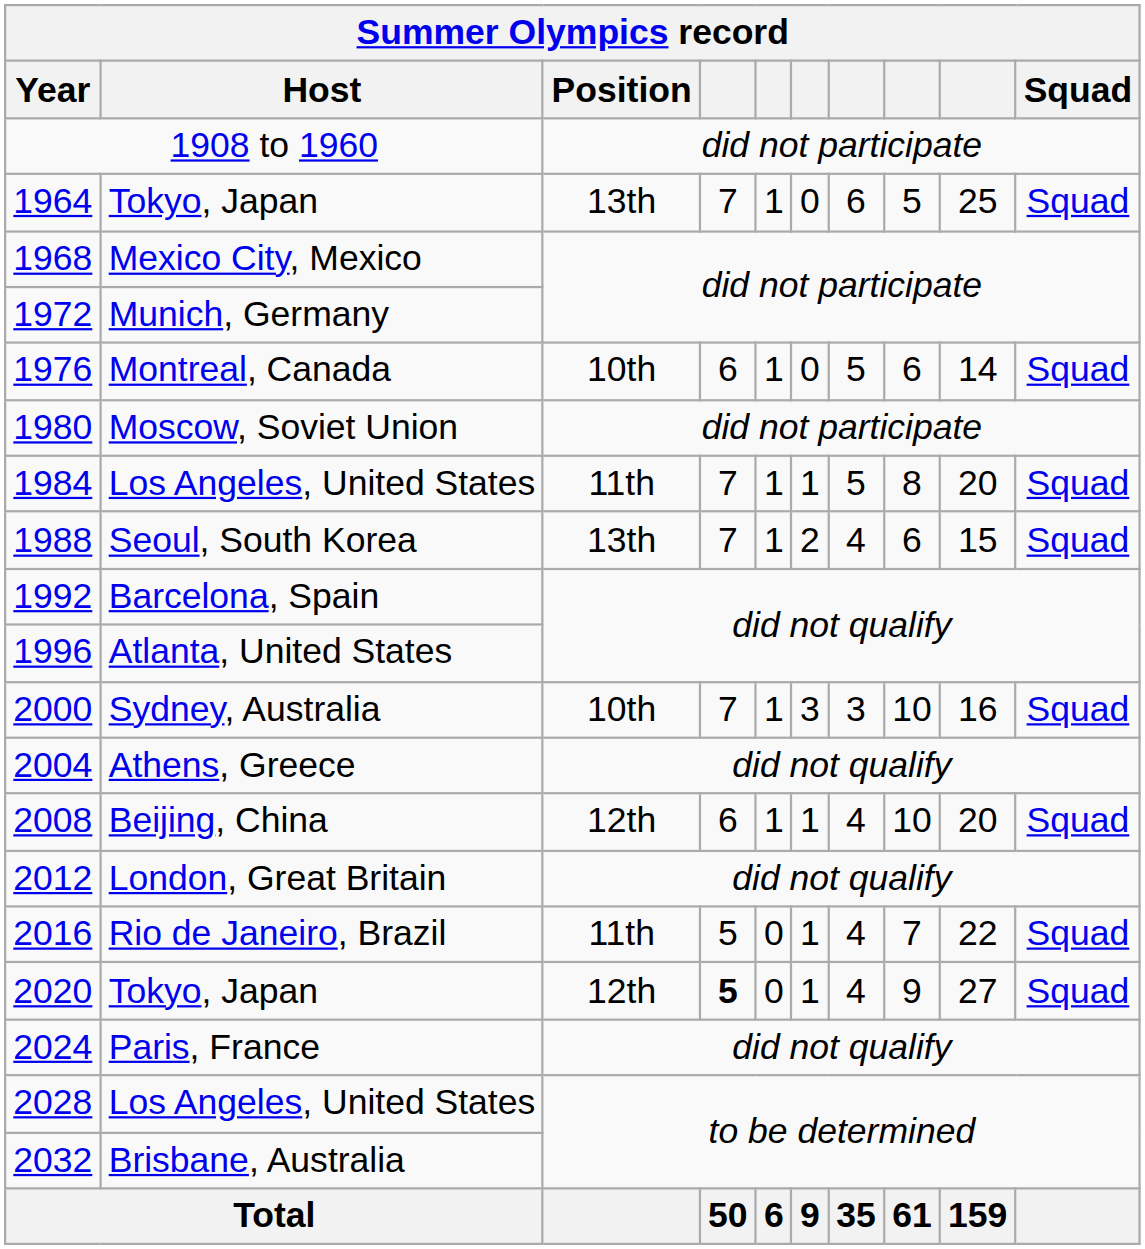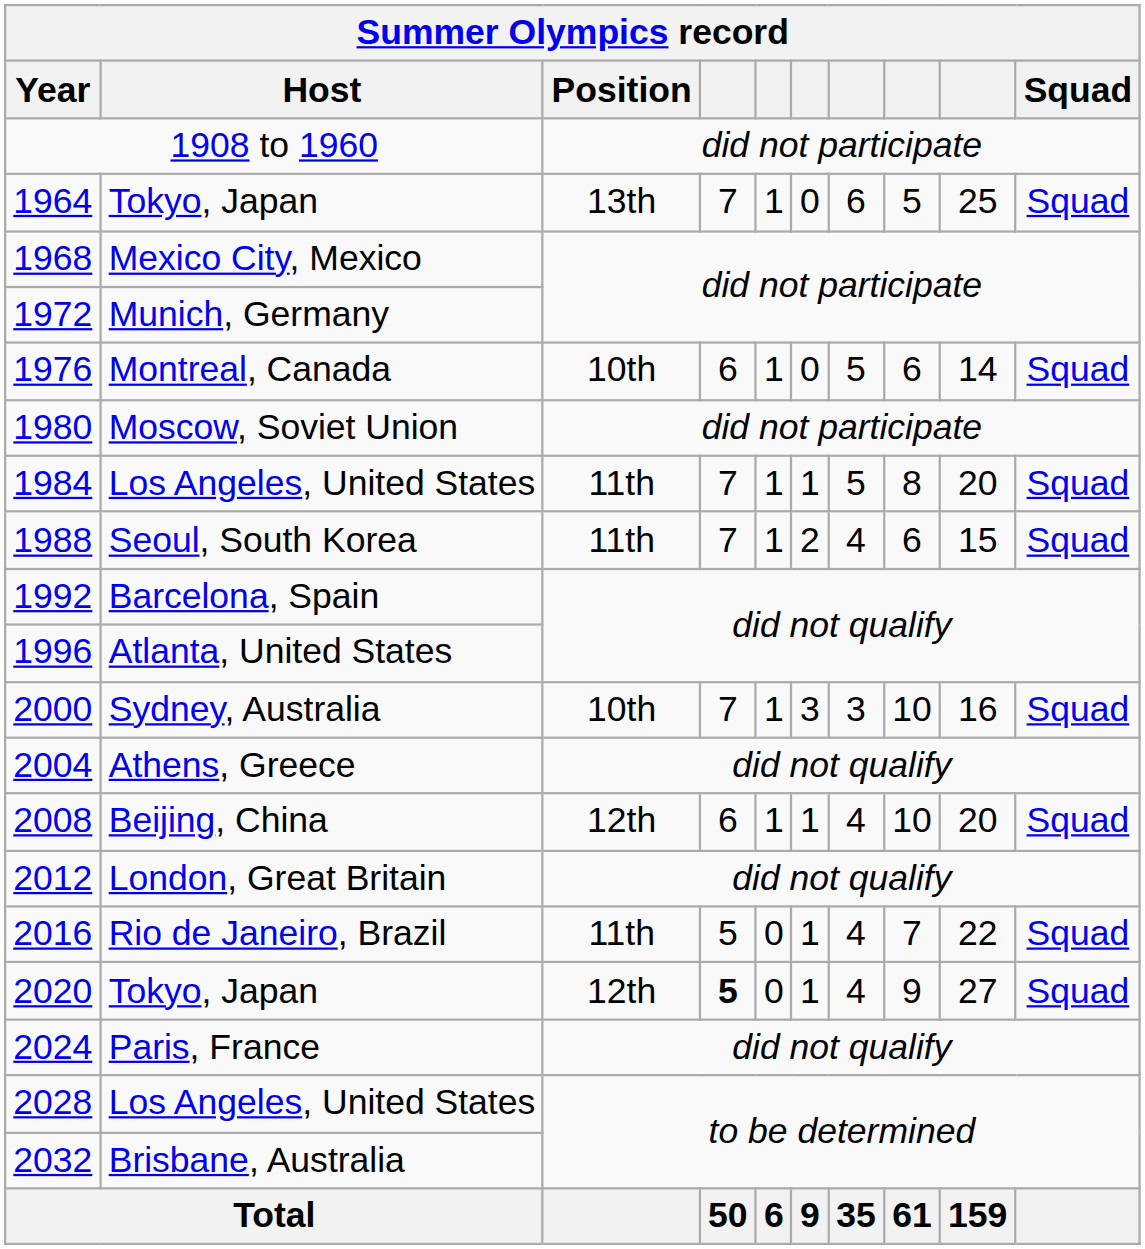(622, 539) 13th -> (622, 539) 11th
